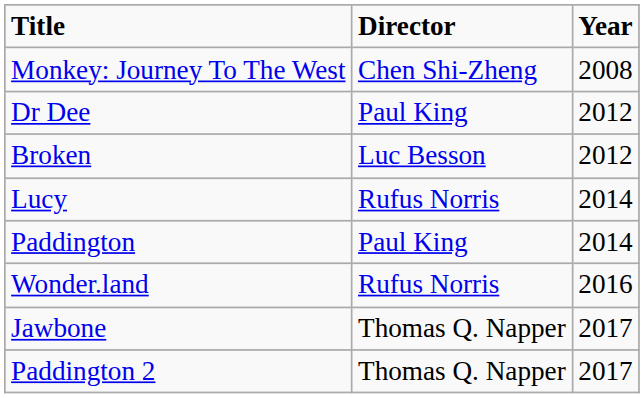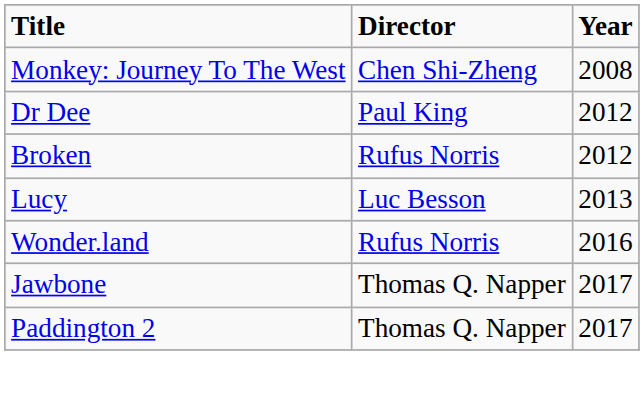(422, 155) Luc Besson -> (429, 155) Rufus Norris
(429, 198) Rufus Norris -> (422, 198) Luc Besson
(605, 198) 2014 -> (605, 198) 2013
- row: (73, 241)
